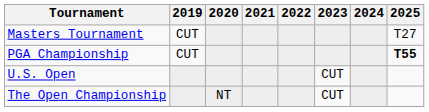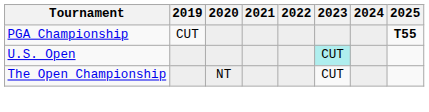- row: (76, 35)
(333, 76) no background -> (333, 56) paleturquoise background
